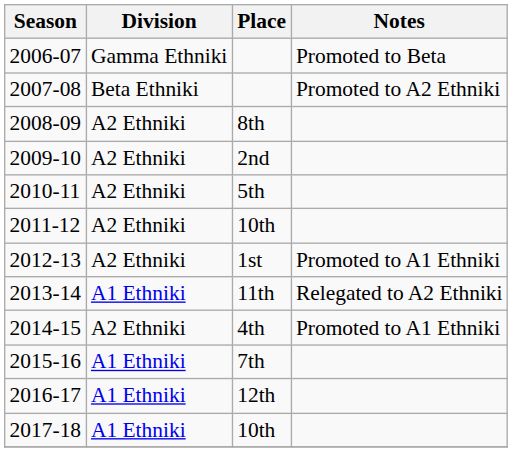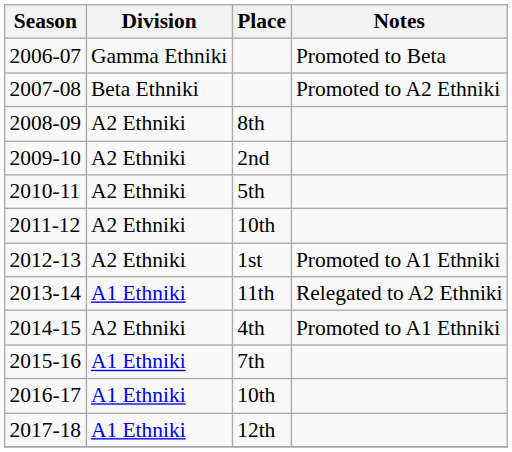(256, 395) 12th -> (256, 395) 10th
(256, 429) 10th -> (256, 429) 12th
